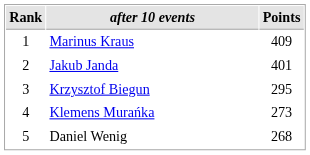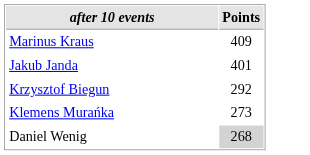- column: (26, 17)
(282, 89) 295 -> (241, 89) 292
(282, 136) no background -> (241, 136) lightgrey background
